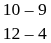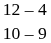rows swapped: (25, 33) <-> (25, 9)
